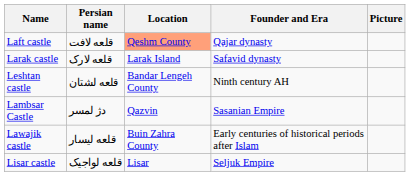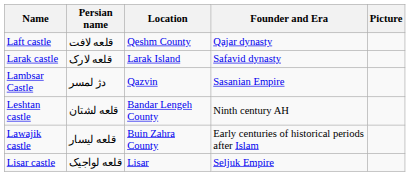(159, 41) lightsalmon background -> (159, 41) no background
rows swapped: (25, 110) <-> (23, 82)
